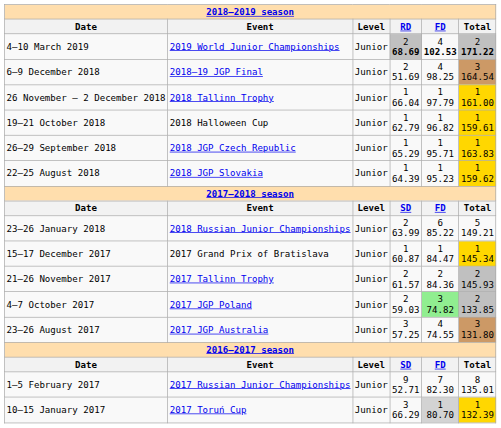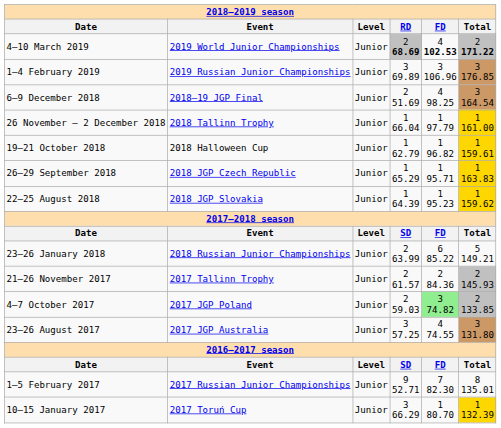+ row: (53, 72)
- row: (59, 254)
(440, 410) lightgrey background -> (440, 410) no background
